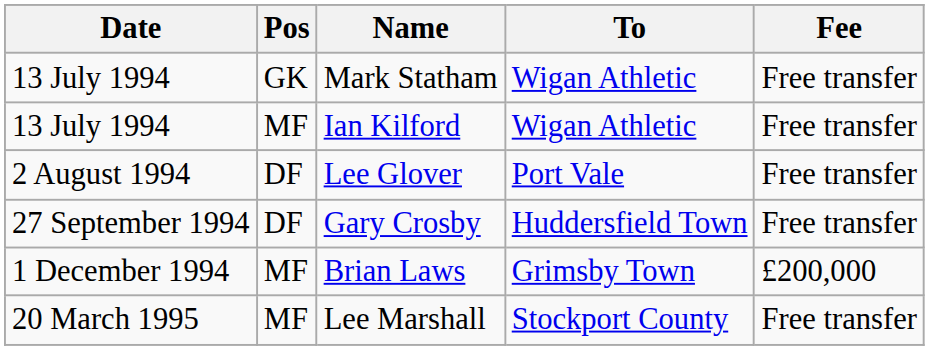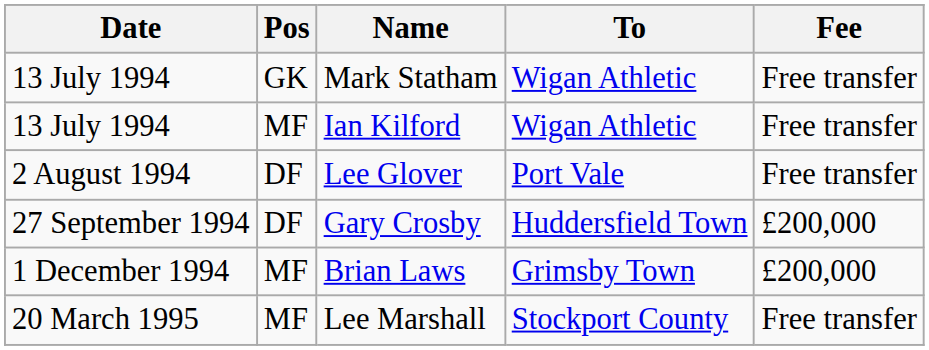(839, 222) Free transfer -> (819, 222) £200,000
